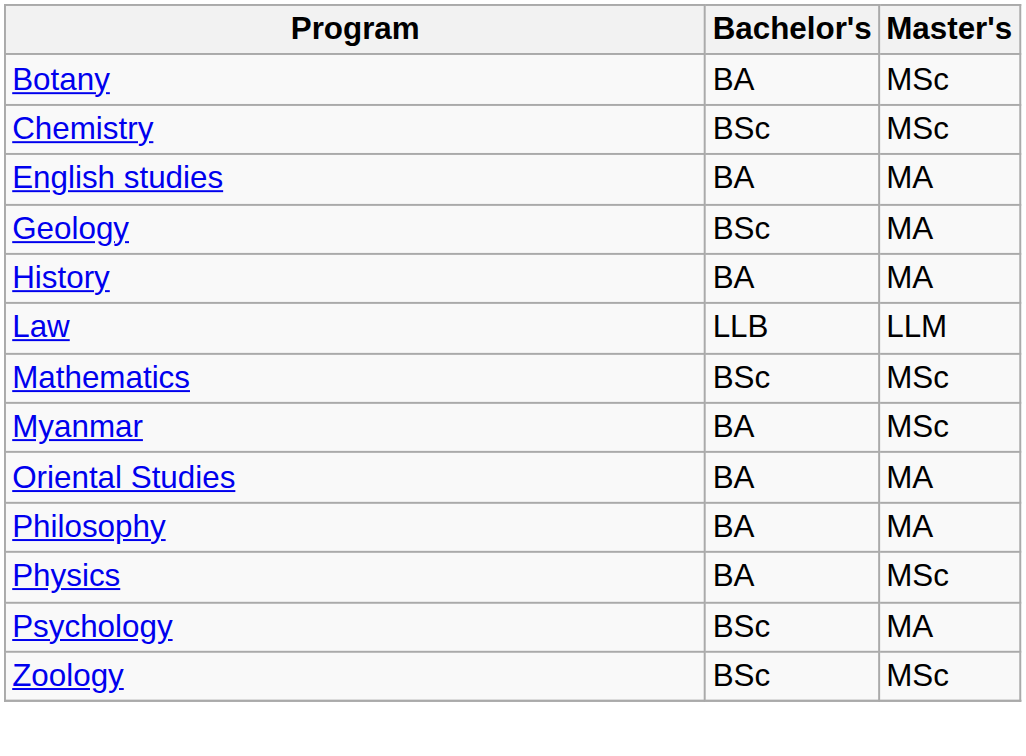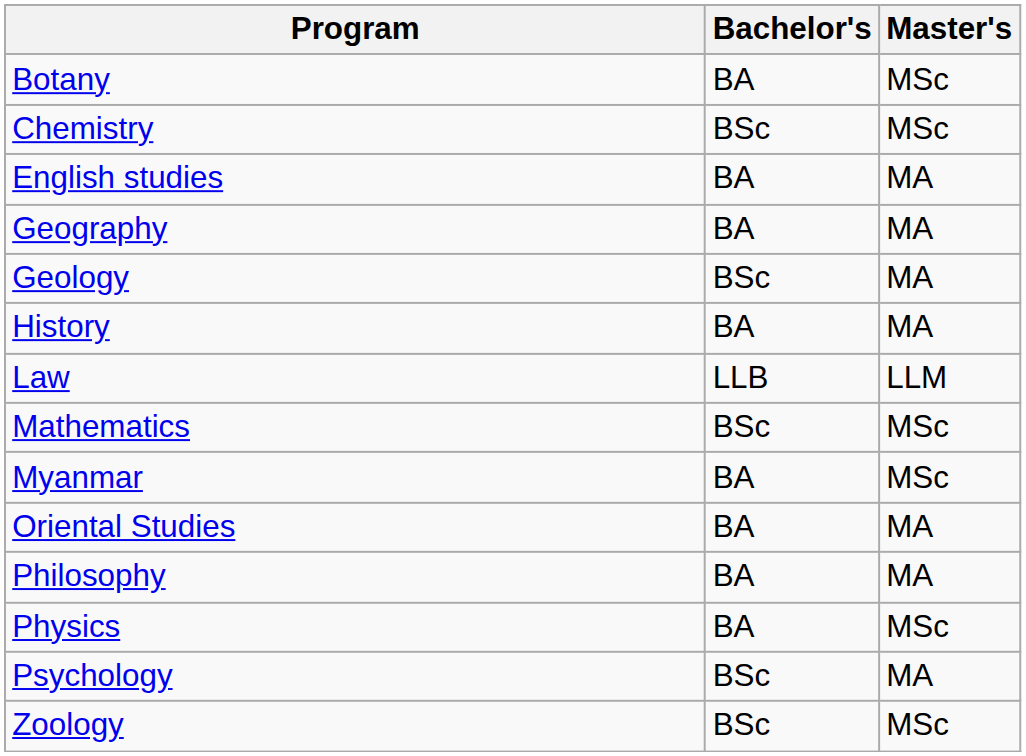+ row: (90, 228)
